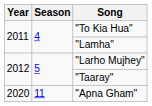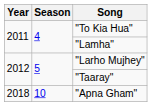(18, 93) 2020 -> (18, 93) 2018
(39, 93) 11 -> (40, 93) 10
